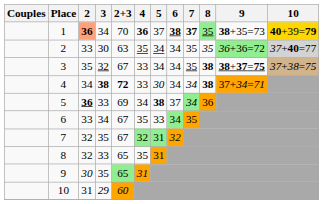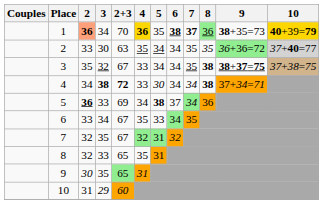(142, 31) no background -> (142, 31) gold background
(159, 31) 37 -> (159, 31) 35
(208, 31) 35 -> (208, 31) 36
